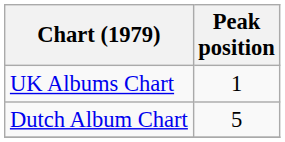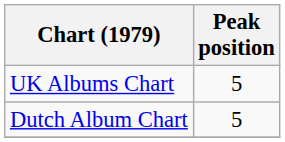(237, 83) 1 -> (237, 83) 5
